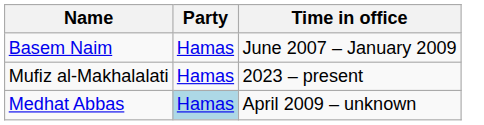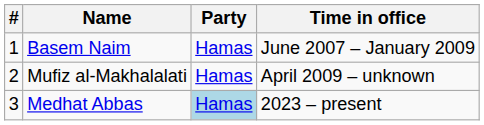+ column: (14, 18)
(303, 76) 2023 – present -> (348, 76) April 2009 – unknown
(329, 104) April 2009 – unknown -> (321, 104) 2023 – present
